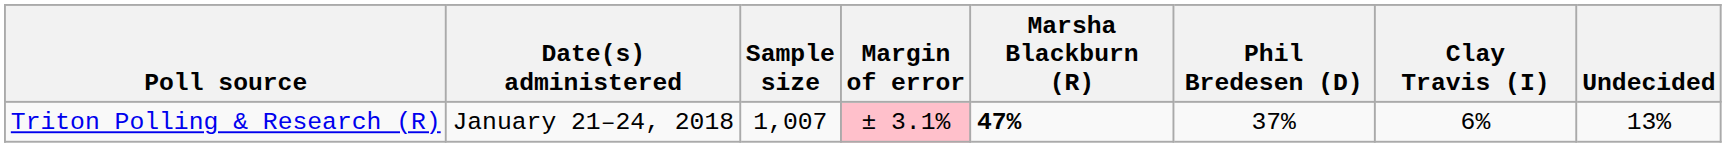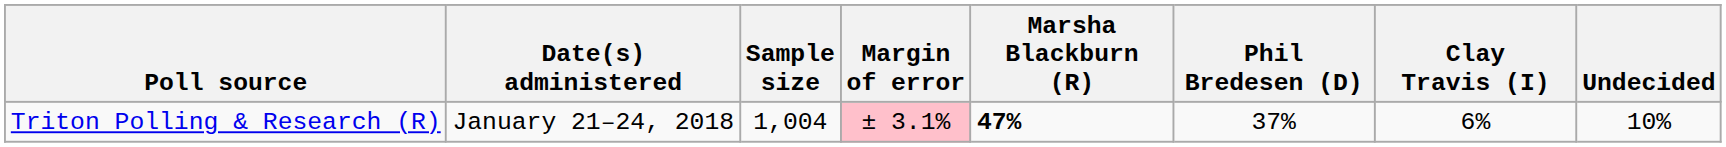(790, 122) 1,007 -> (790, 122) 1,004
(1649, 122) 13% -> (1649, 122) 10%
